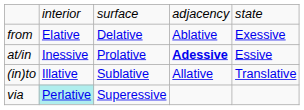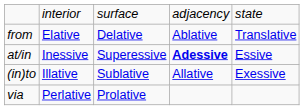(260, 34) Exessive -> (266, 34) Translative
(122, 54) Prolative -> (132, 54) Superessive
(266, 74) Translative -> (260, 74) Exessive
(67, 94) paleturquoise background -> (67, 94) no background
(132, 94) Superessive -> (122, 94) Prolative
